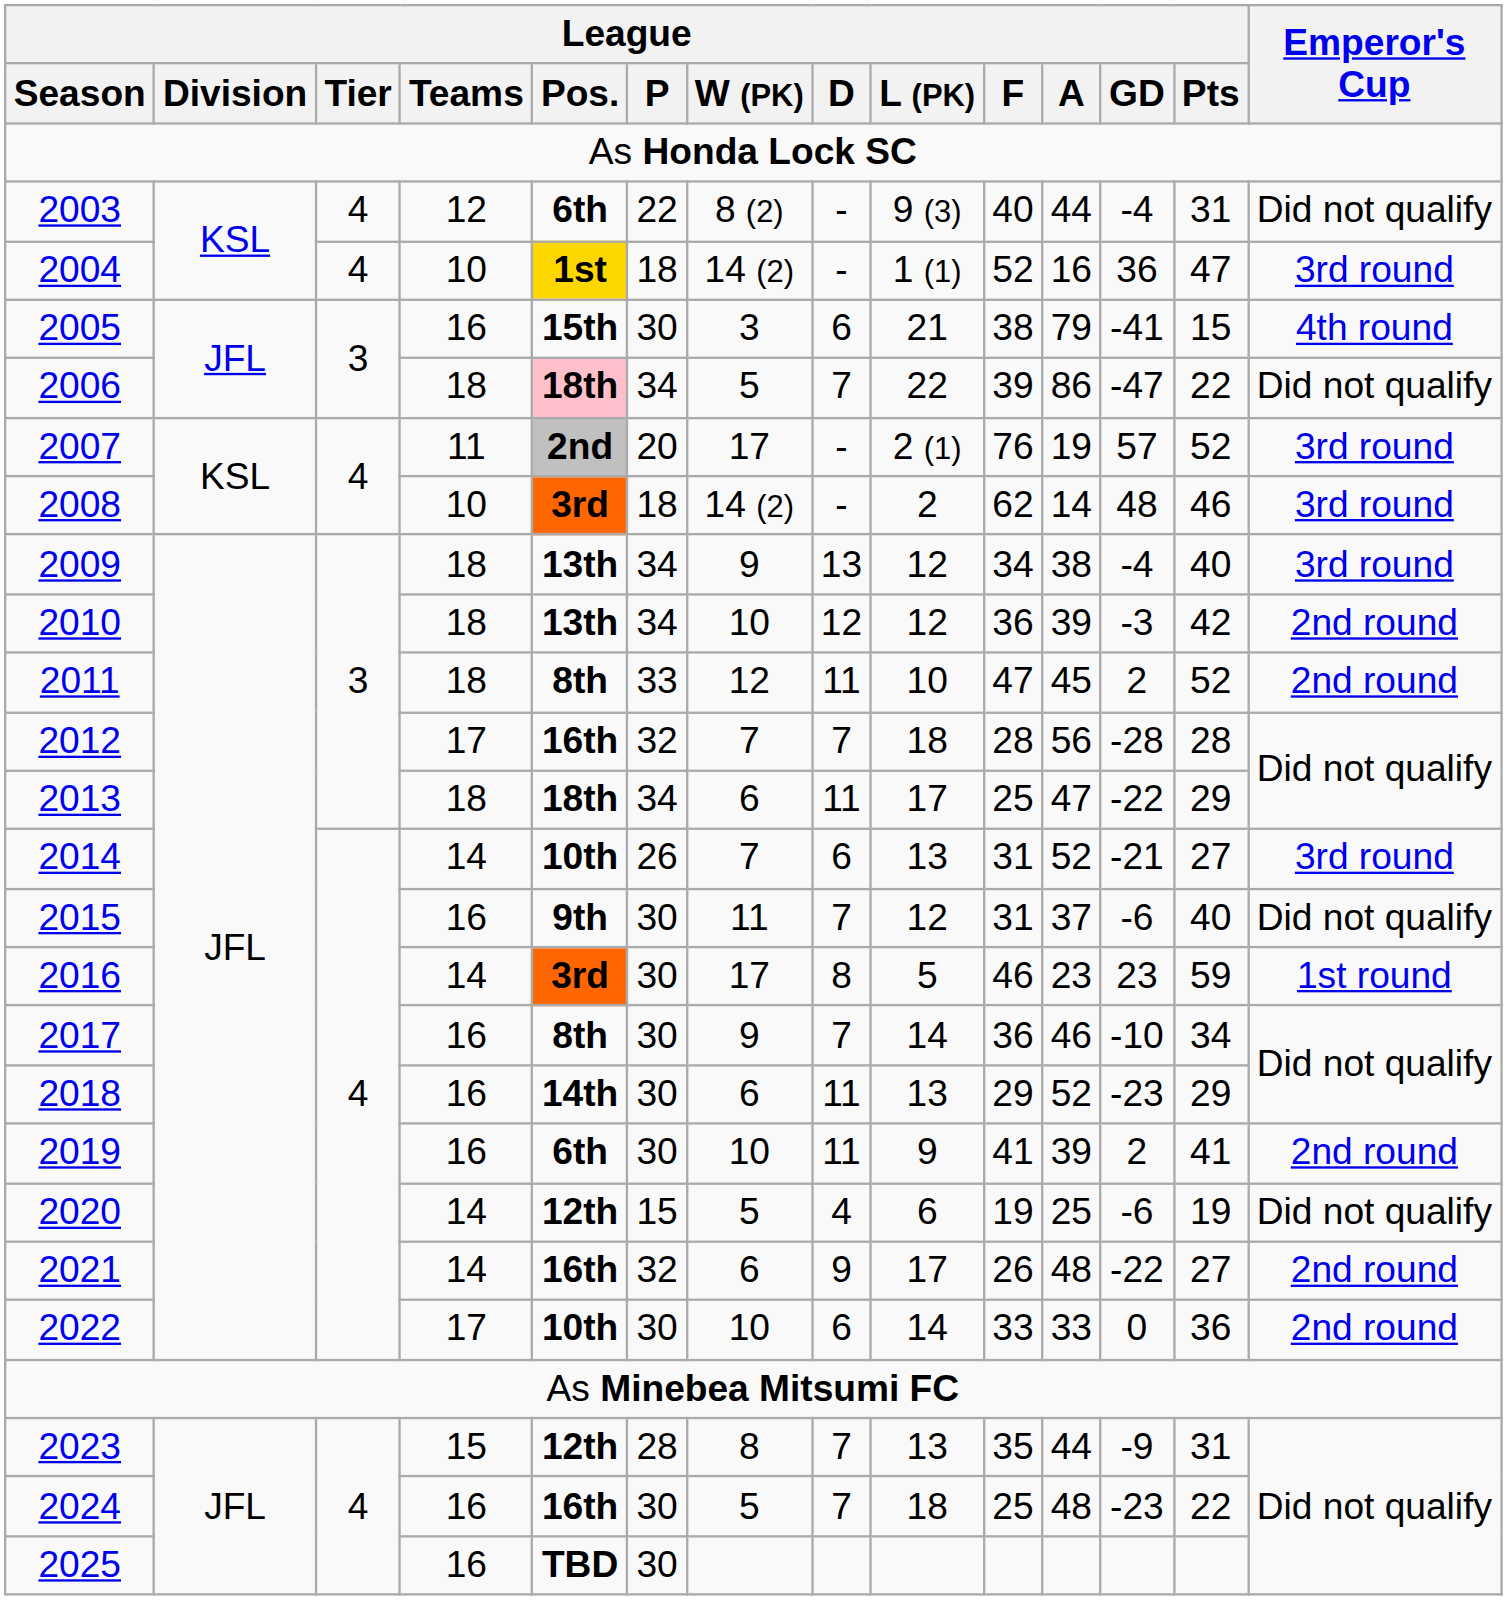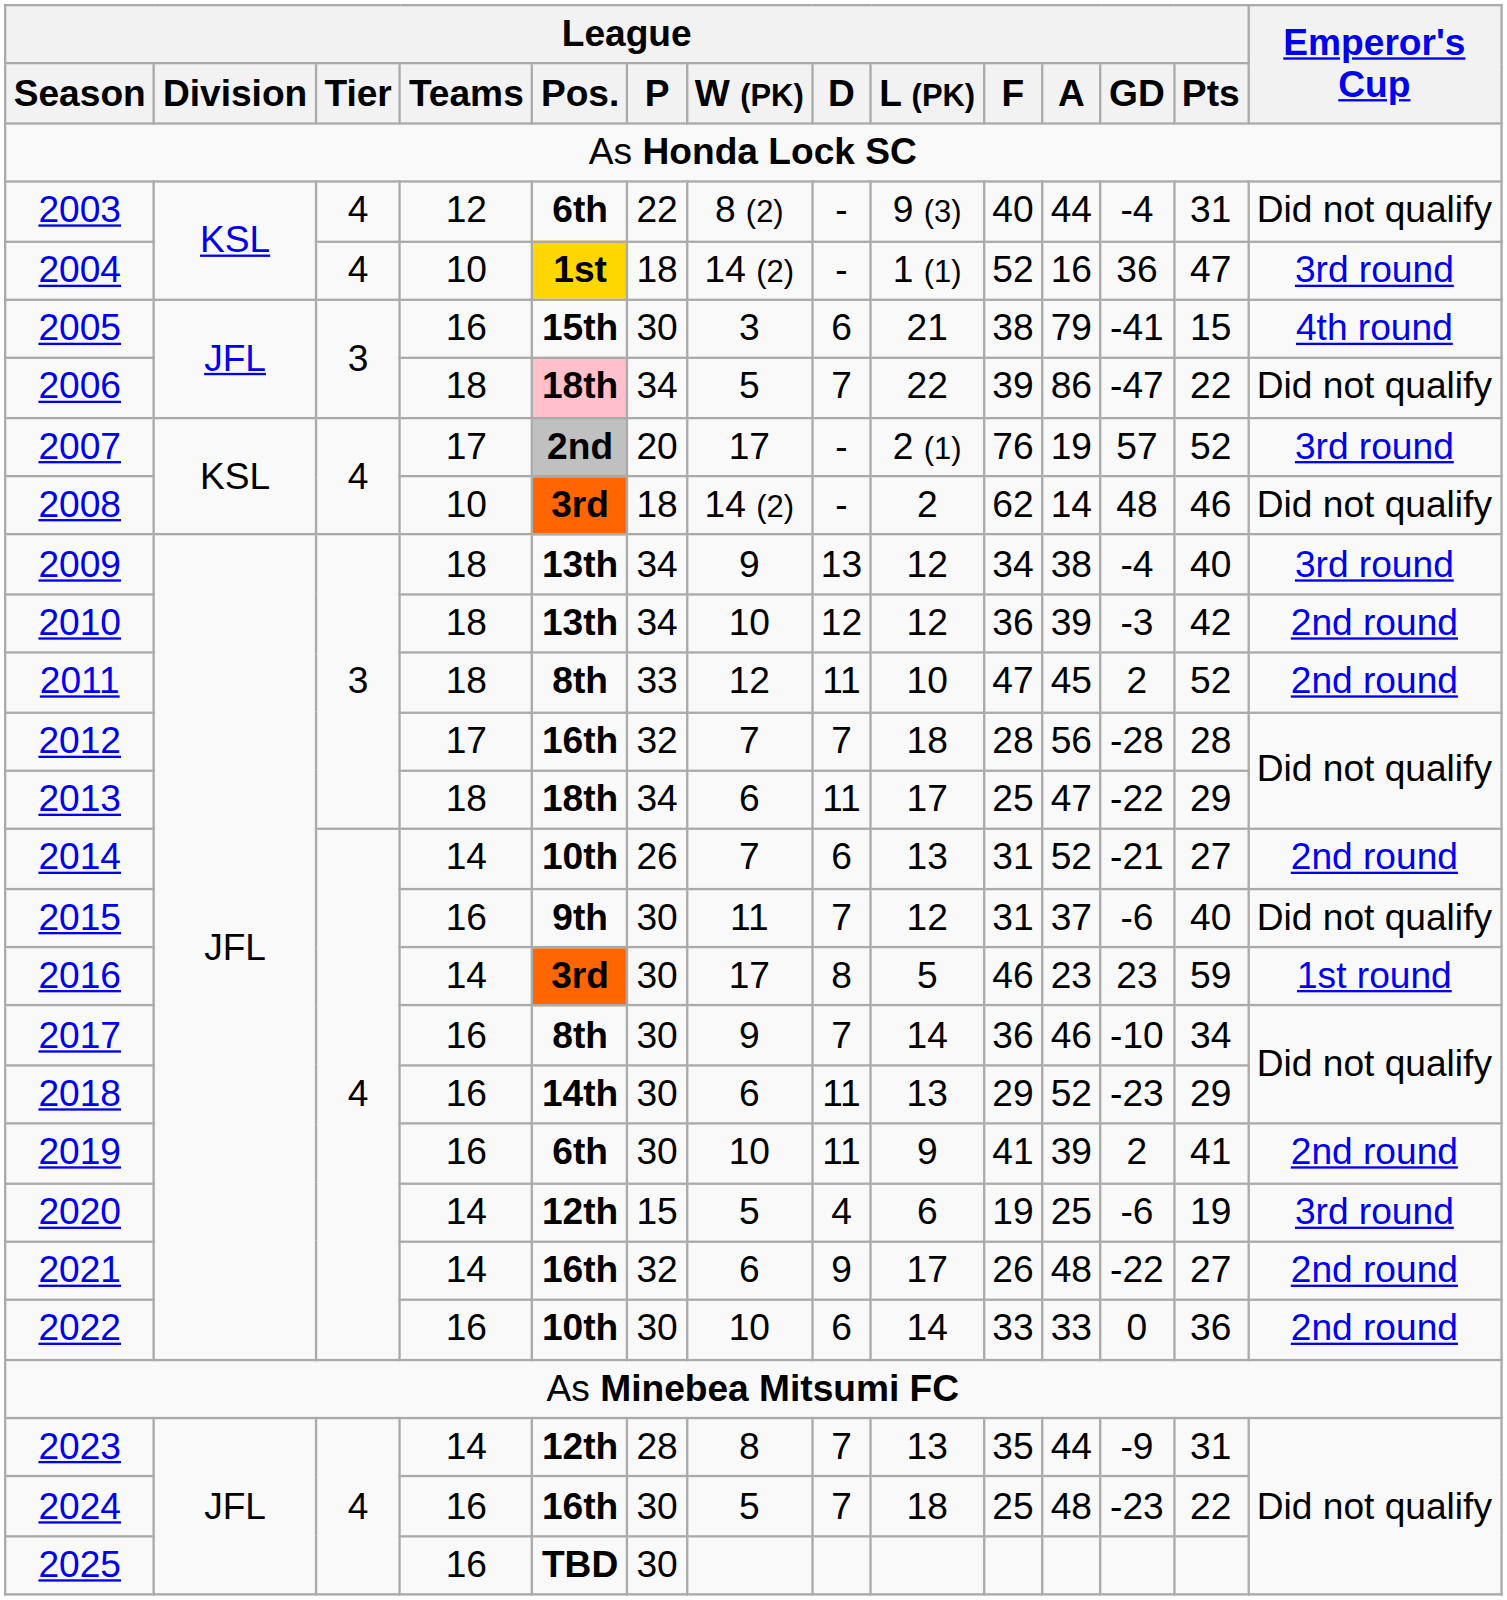(466, 446) 11 -> (466, 446) 17
(1374, 504) 3rd round -> (1374, 504) Did not qualify
(1374, 858) 3rd round -> (1374, 858) 2nd round
(1374, 1211) Did not qualify -> (1374, 1211) 3rd round
(466, 1329) 17 -> (466, 1329) 16
(466, 1446) 15 -> (466, 1446) 14
